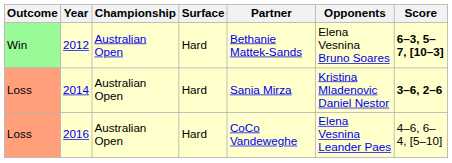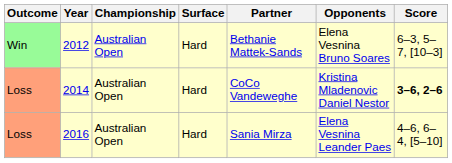(420, 45) bold -> (420, 45) normal
(261, 90) Sania Mirza -> (264, 90) CoCo Vandeweghe
(264, 135) CoCo Vandeweghe -> (261, 135) Sania Mirza
